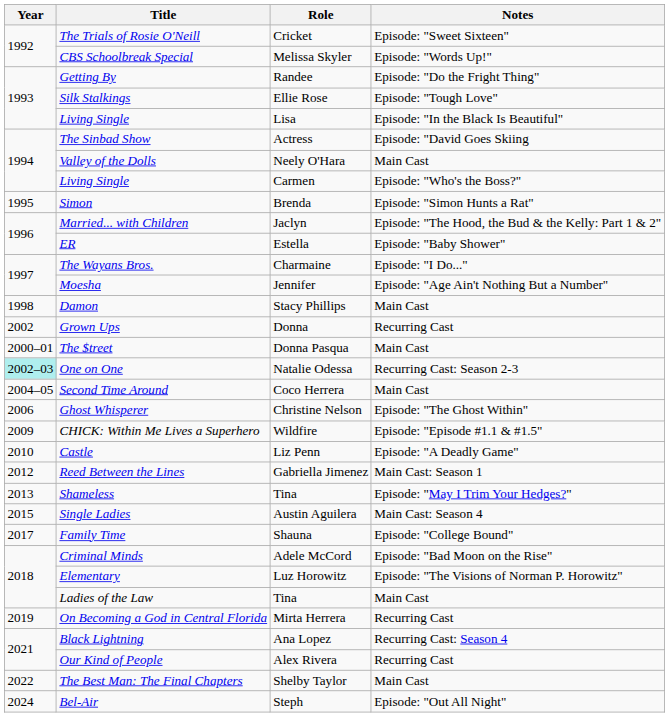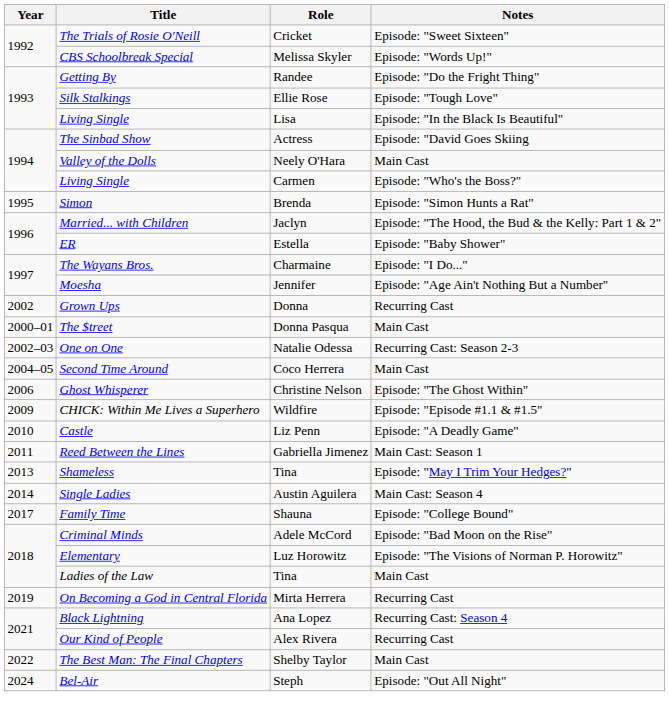- row: (79, 306)
(30, 368) paleturquoise background -> (30, 347) no background
(21, 472) 2012 -> (20, 451) 2011
(21, 514) 2015 -> (21, 493) 2014
